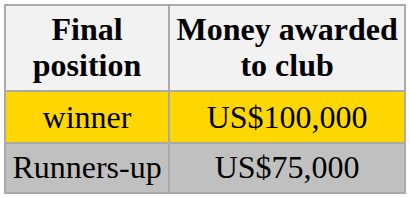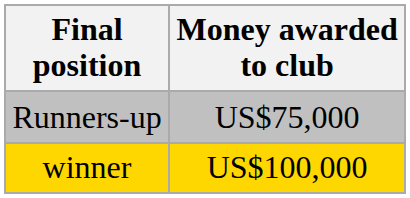rows swapped: (87, 116) <-> (87, 167)
